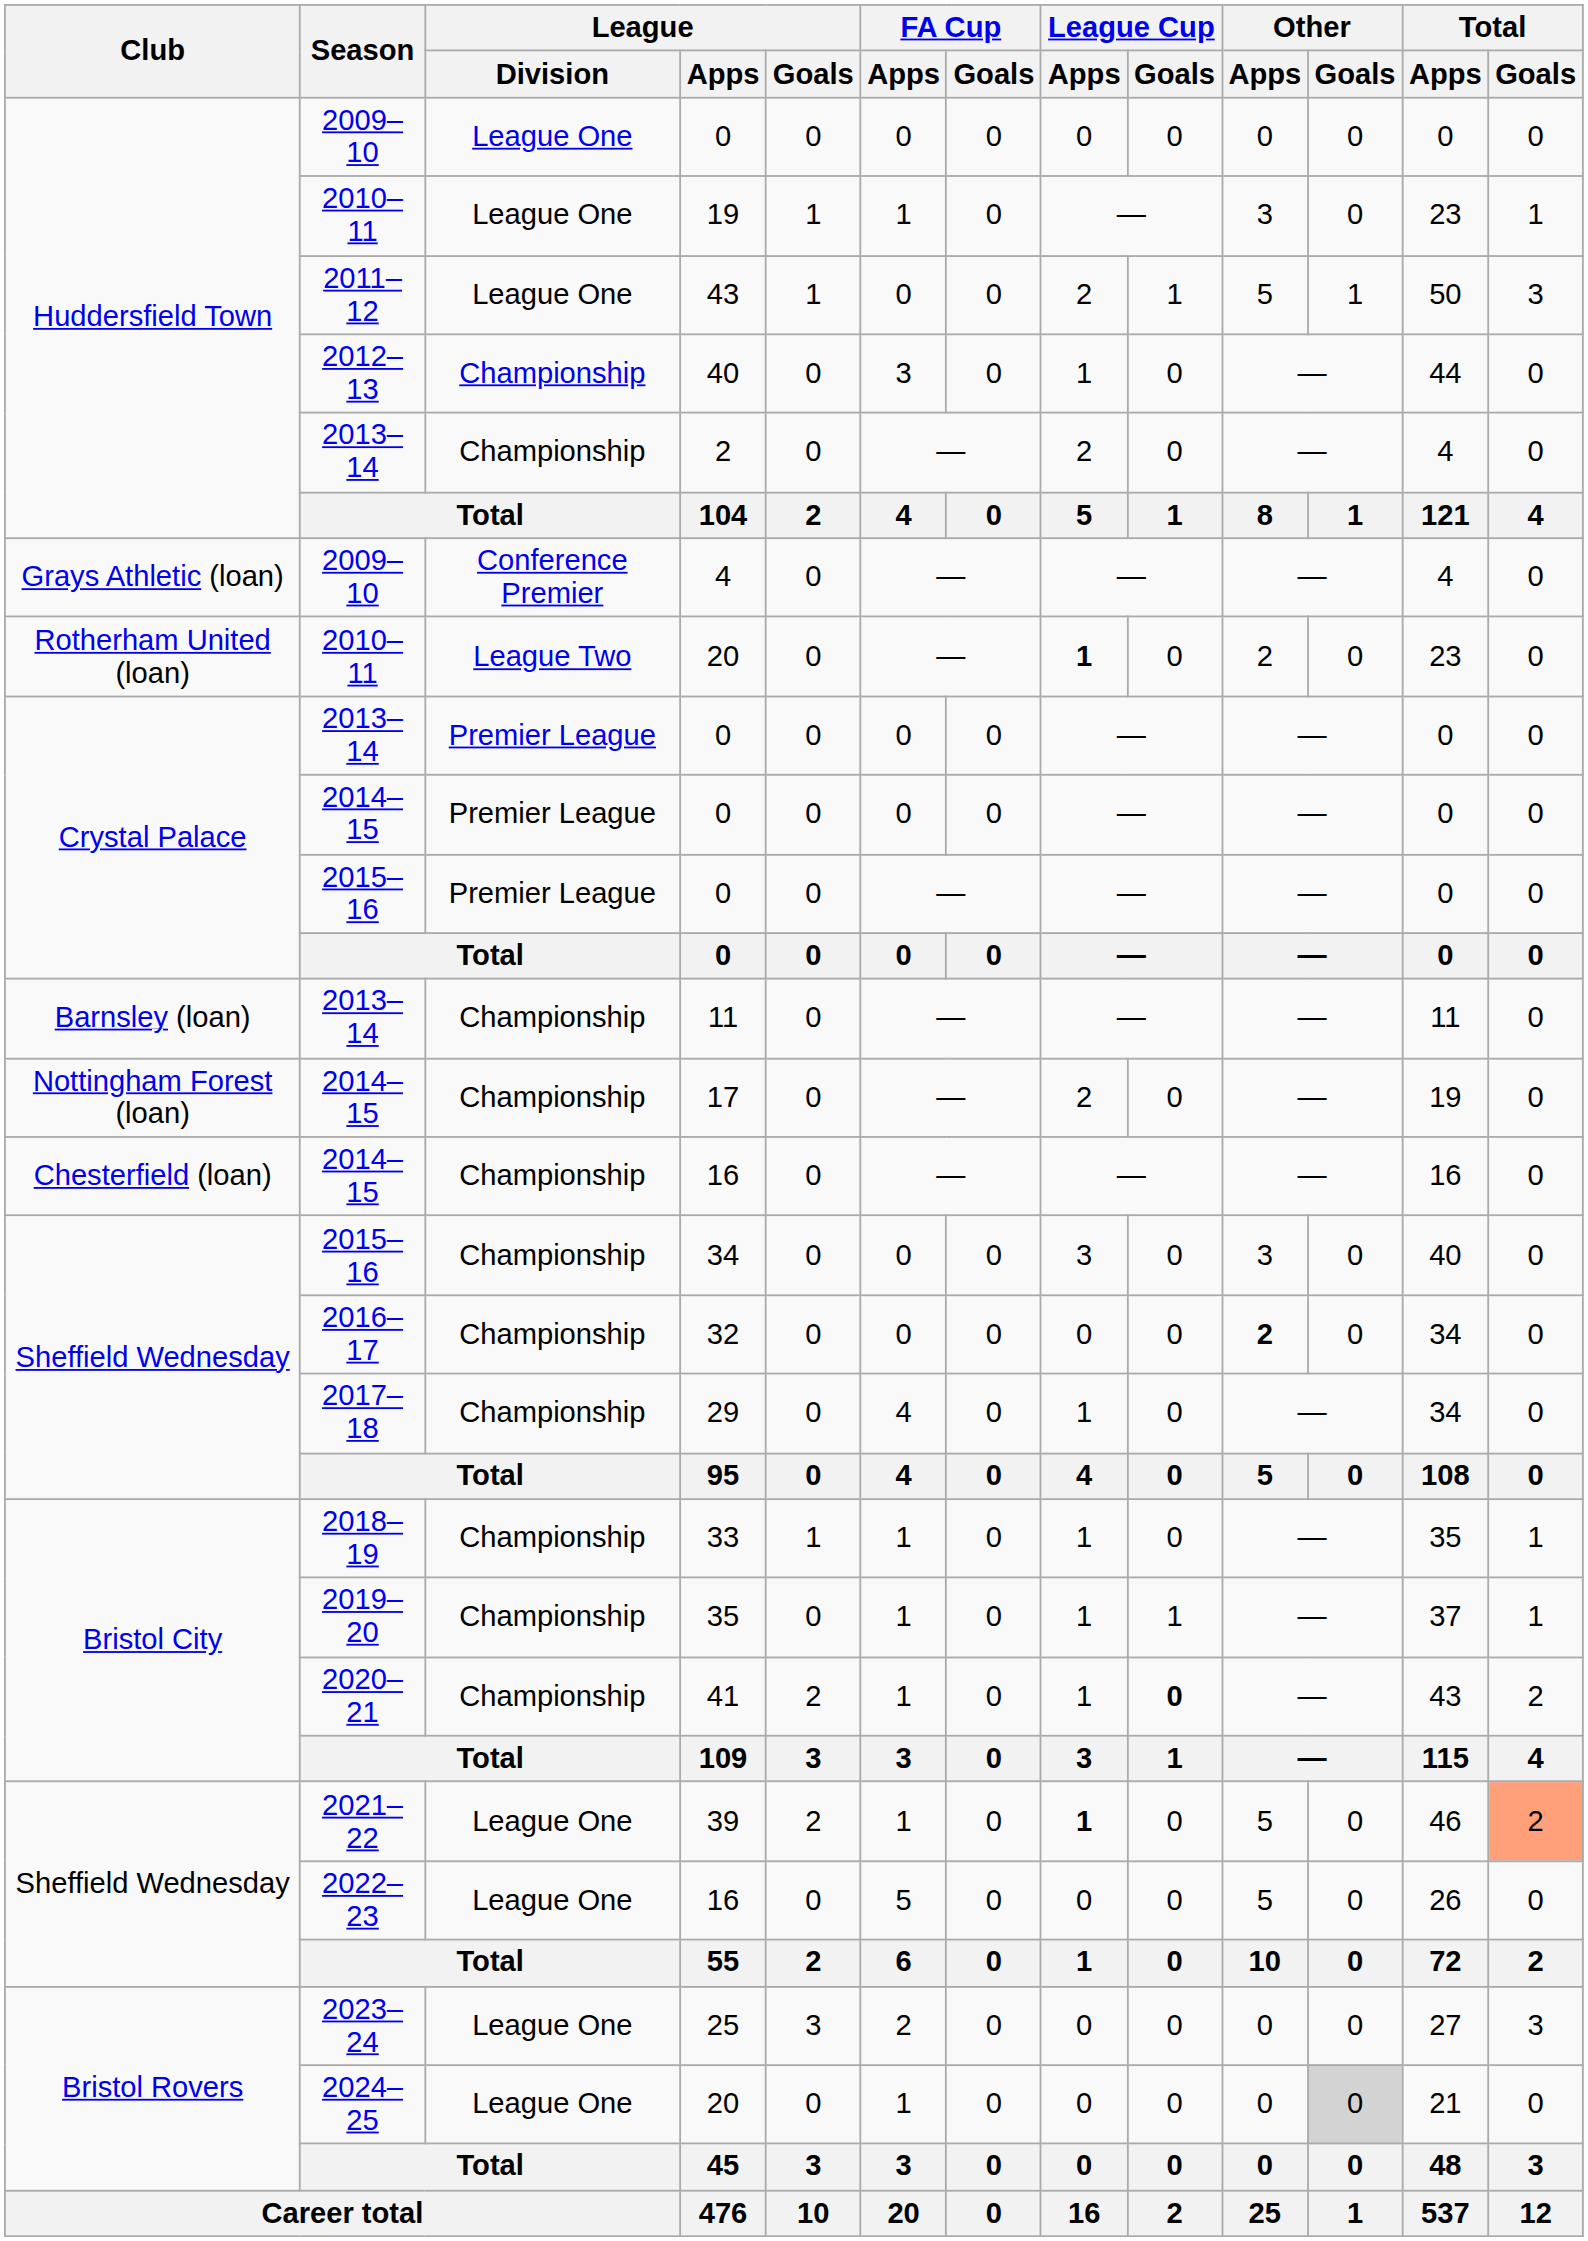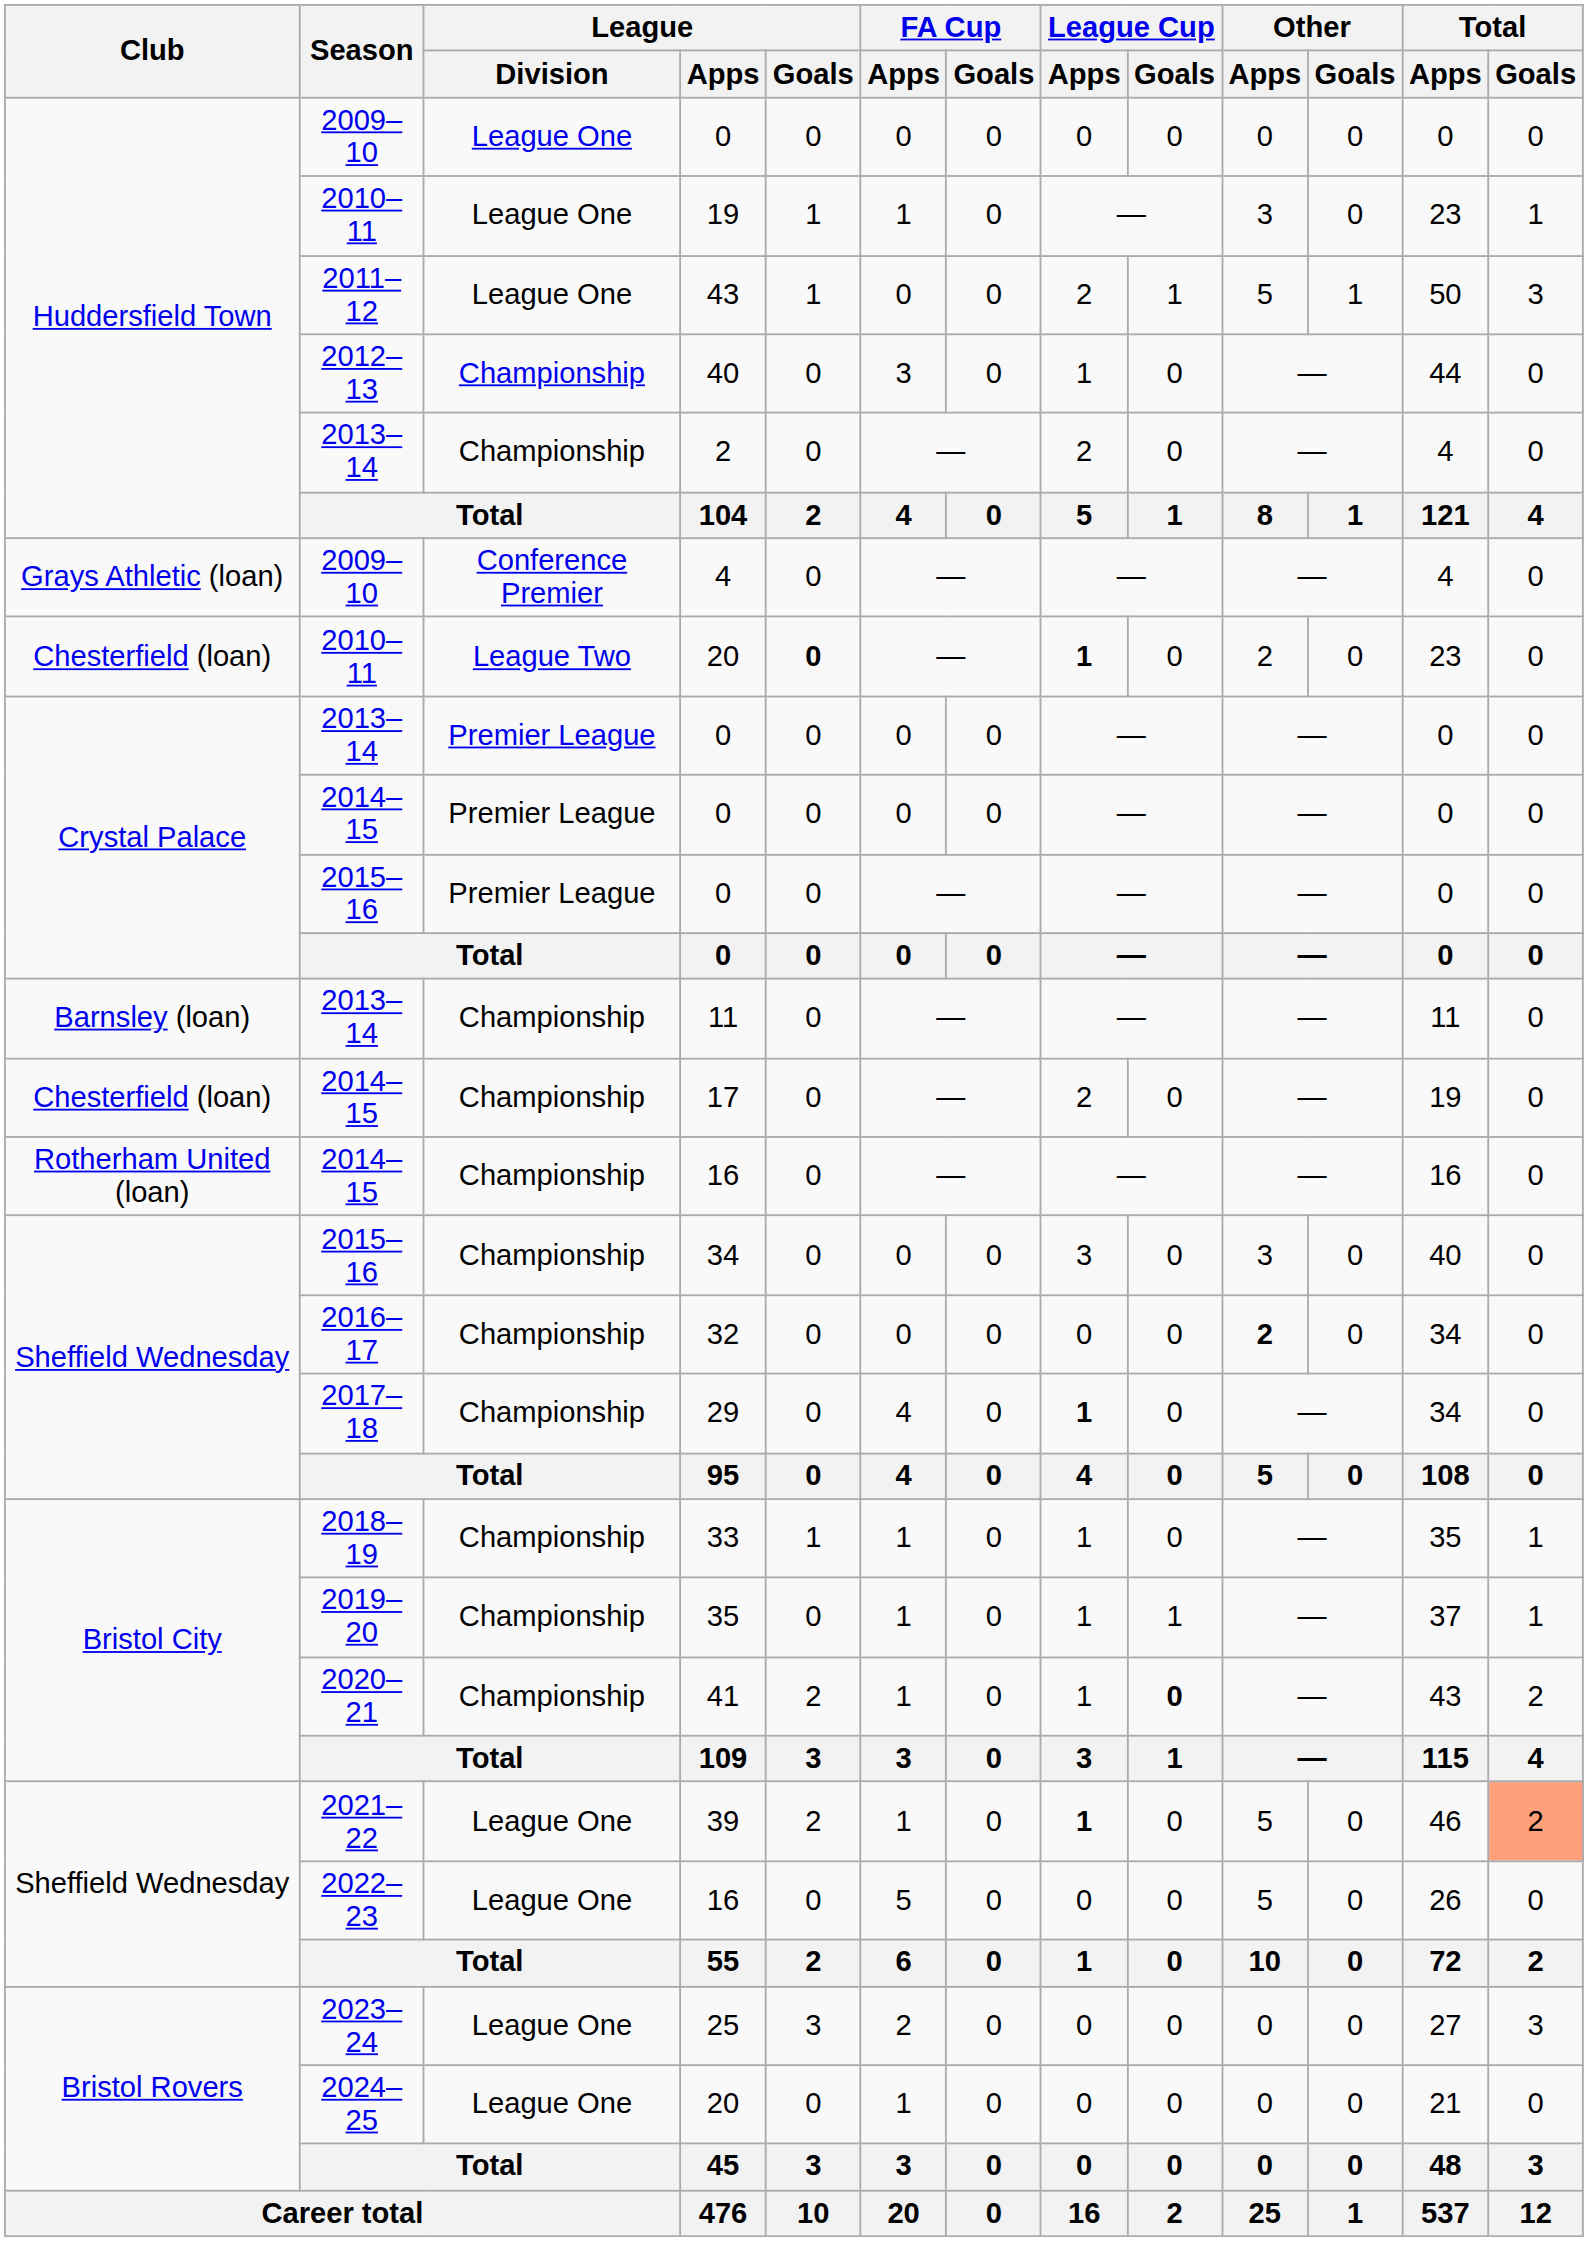(153, 656) Rotherham United (loan) -> (152, 656) Chesterfield (loan)
(813, 656) normal -> (813, 656) bold
(153, 1097) Nottingham Forest (loan) -> (152, 1097) Chesterfield (loan)
(153, 1176) Chesterfield (loan) -> (152, 1176) Rotherham United (loan)
(1084, 1412) normal -> (1084, 1412) bold
(1355, 2103) lightgrey background -> (1355, 2103) no background
